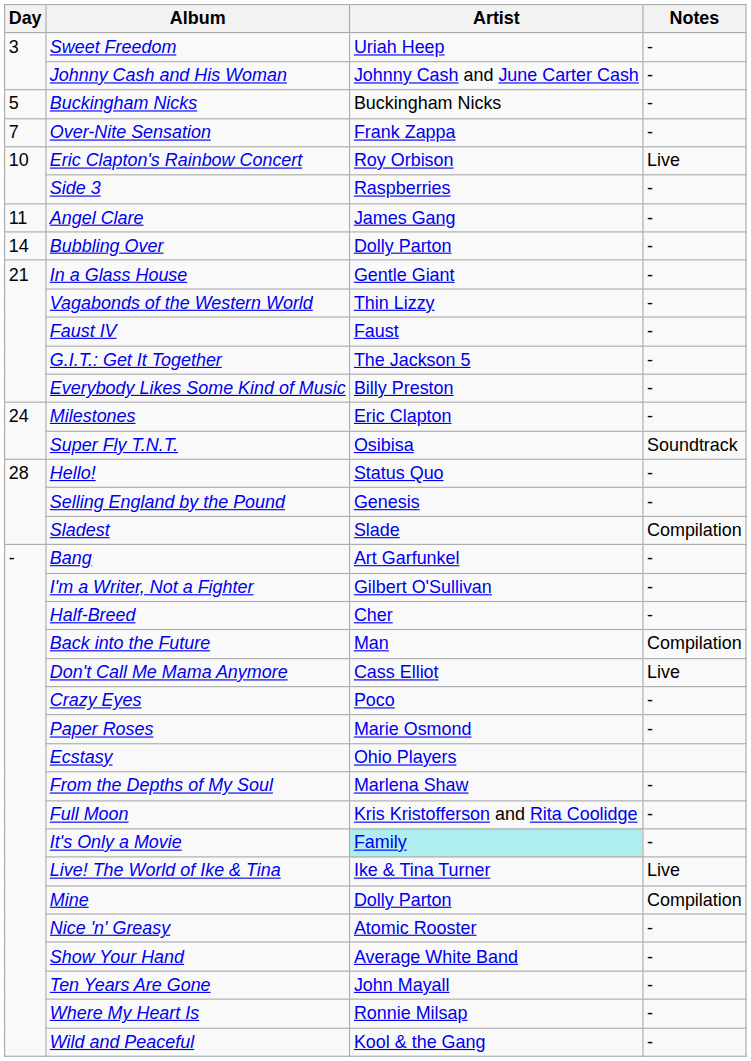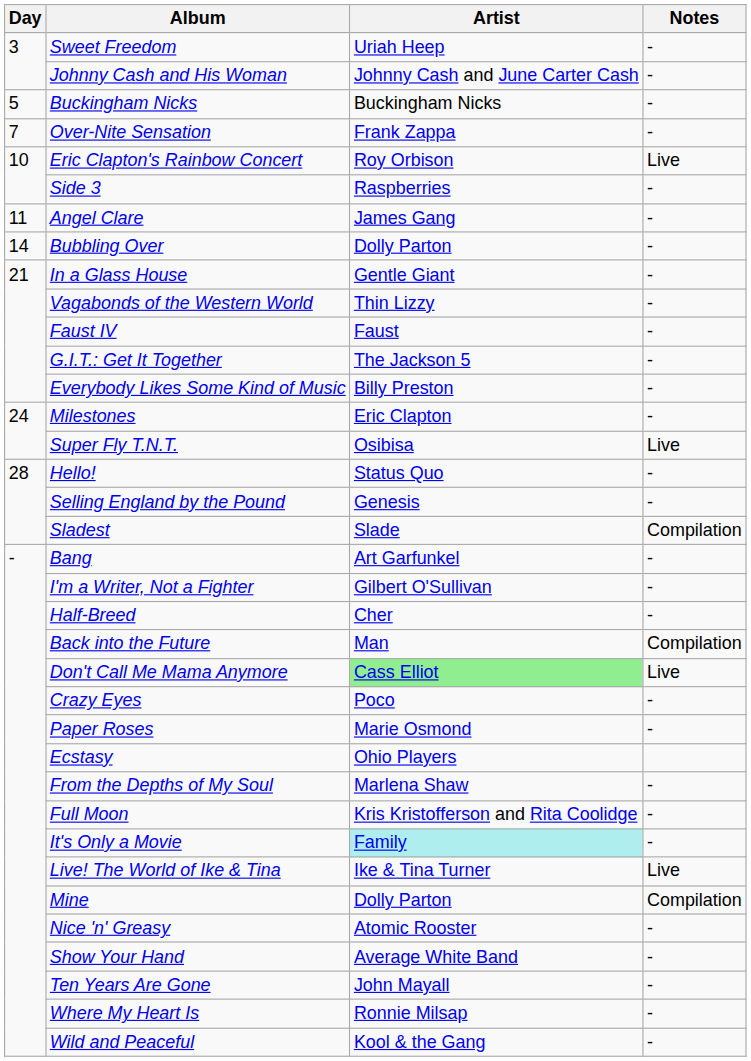(692, 445) Soundtrack -> (664, 445) Live
(396, 672) no background -> (396, 672) lightgreen background
